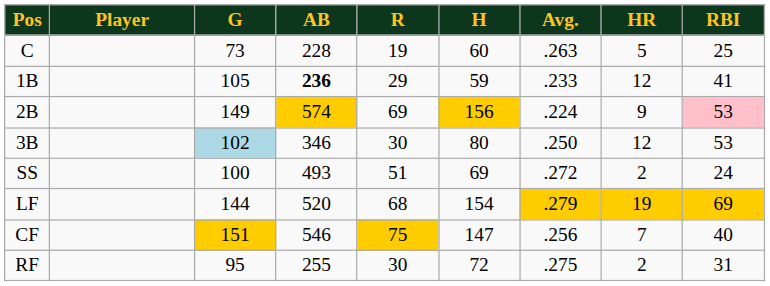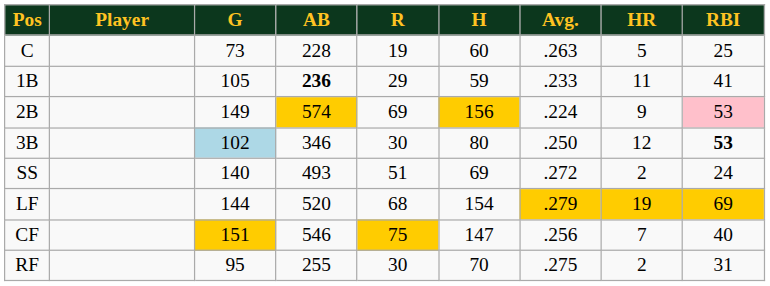(642, 81) 12 -> (642, 81) 11
(723, 142) normal -> (723, 142) bold
(235, 173) 100 -> (235, 173) 140
(479, 265) 72 -> (479, 265) 70
